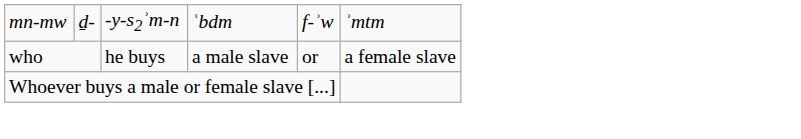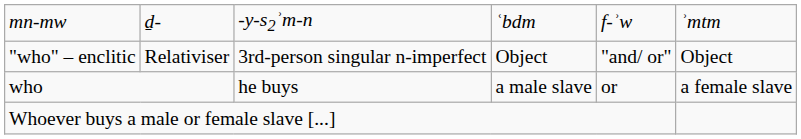+ row: (72, 56)
